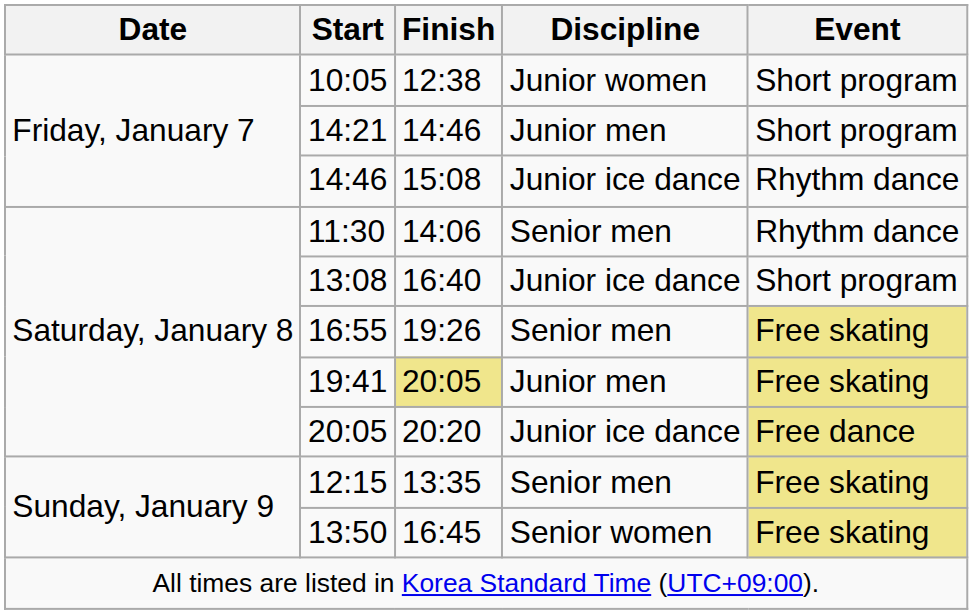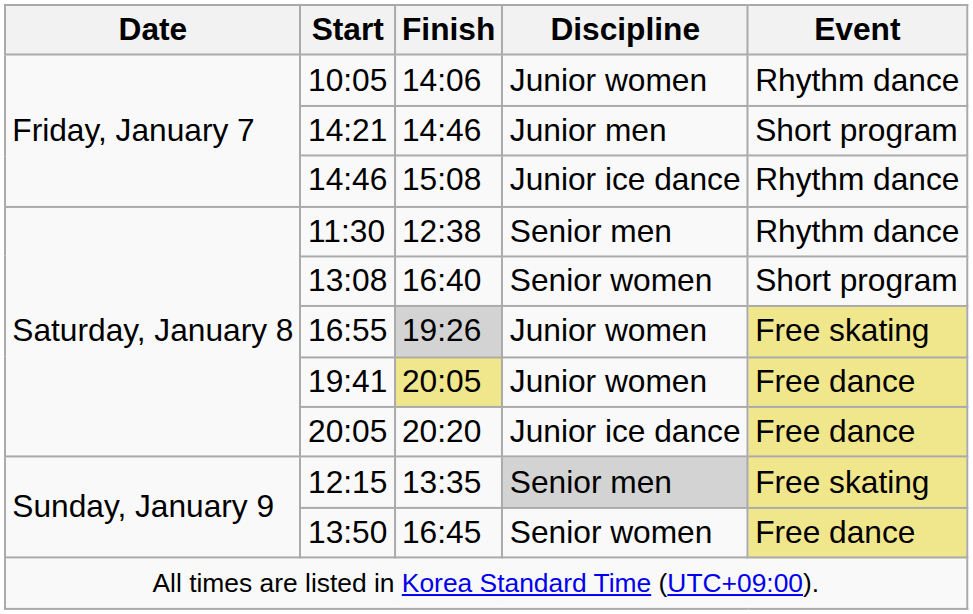(442, 79) 12:38 -> (442, 79) 14:06
(856, 79) Short program -> (857, 79) Rhythm dance
(442, 230) 14:06 -> (442, 230) 12:38
(625, 280) Junior ice dance -> (611, 280) Senior women
(442, 331) no background -> (442, 331) lightgrey background
(591, 331) Senior men -> (608, 331) Junior women
(588, 381) Junior men -> (608, 381) Junior women
(842, 381) Free skating -> (835, 381) Free dance
(591, 481) no background -> (591, 481) lightgrey background
(842, 532) Free skating -> (835, 532) Free dance
